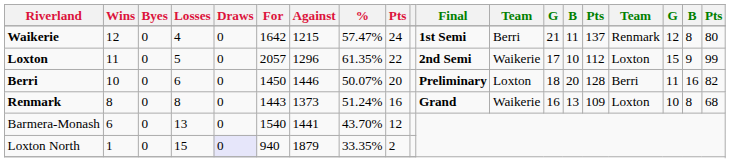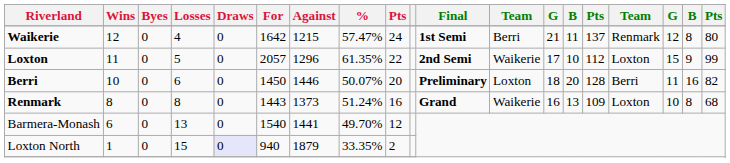(362, 123) 43.70% -> (362, 123) 49.70%
